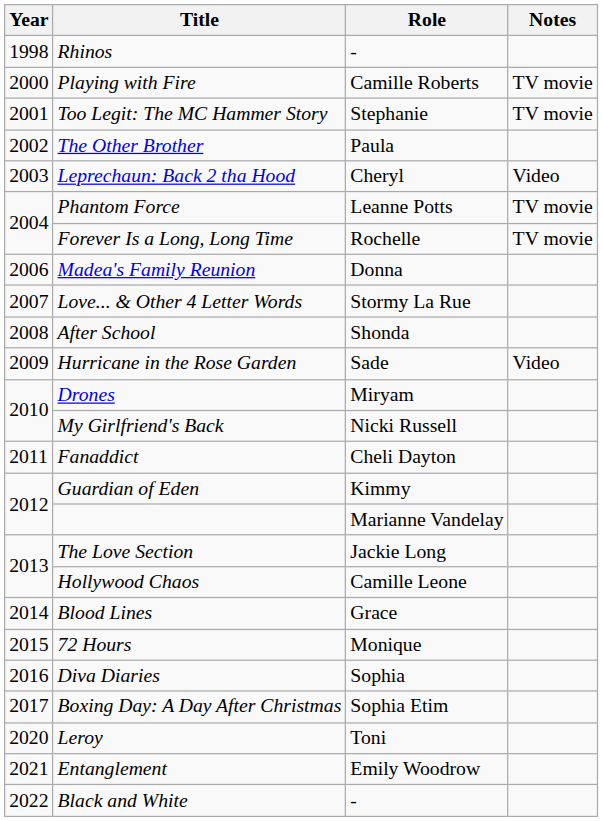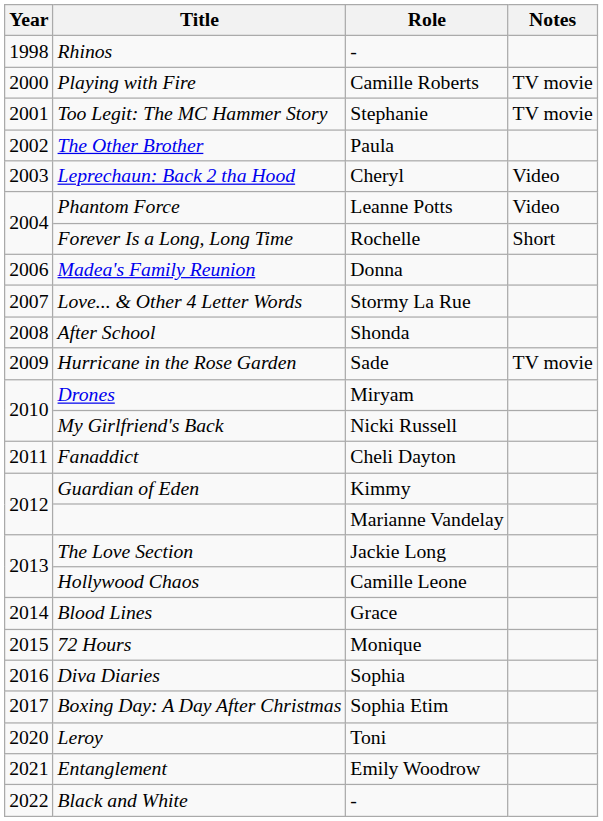(553, 207) TV movie -> (536, 207) Video
(553, 238) TV movie -> (534, 238) Short
(536, 363) Video -> (553, 363) TV movie
